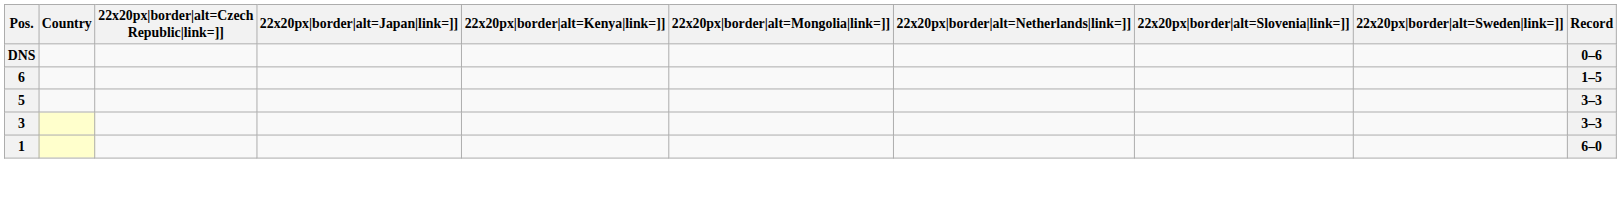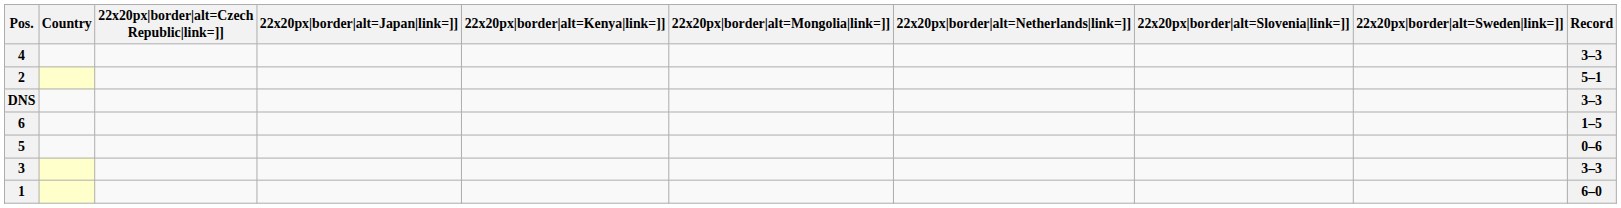+ row: (22, 55)
+ row: (22, 78)
(1592, 55) 0–6 -> (1592, 101) 3–3
(1592, 101) 3–3 -> (1592, 146) 0–6
